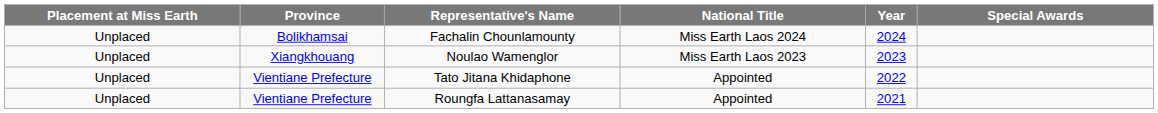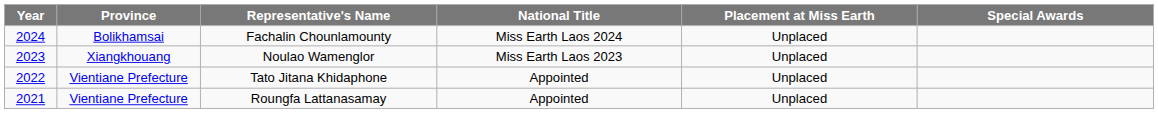columns swapped: (891, 15) <-> (122, 15)
